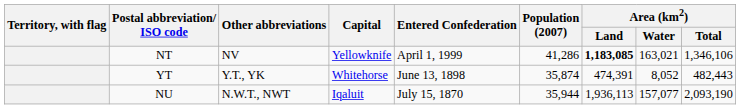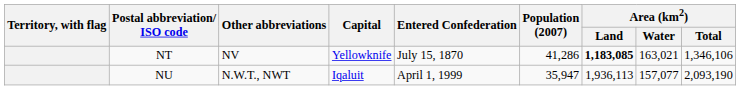(430, 56) April 1, 1999 -> (430, 56) July 15, 1870
- row: (164, 75)
(430, 94) July 15, 1870 -> (430, 75) April 1, 1999
(562, 94) 35,944 -> (562, 75) 35,947
